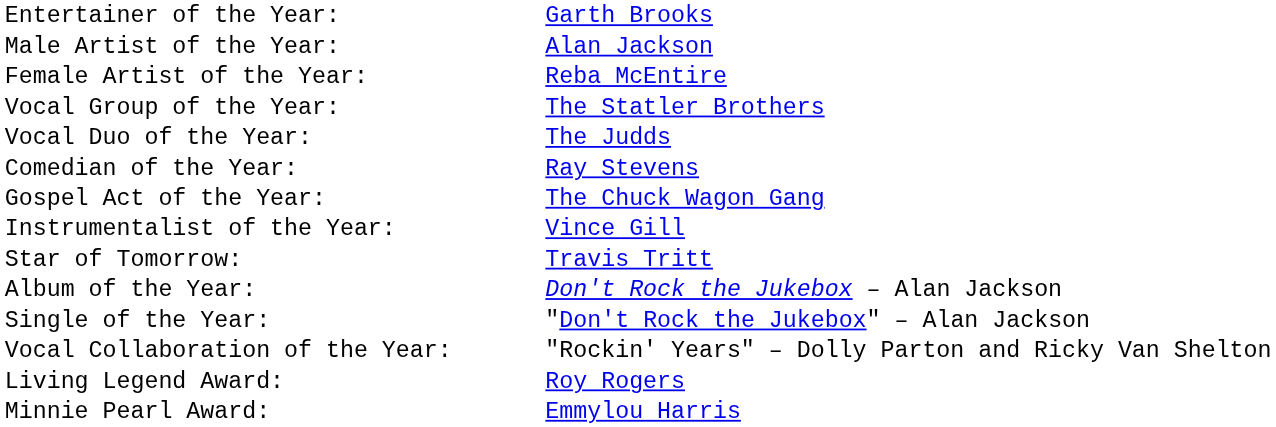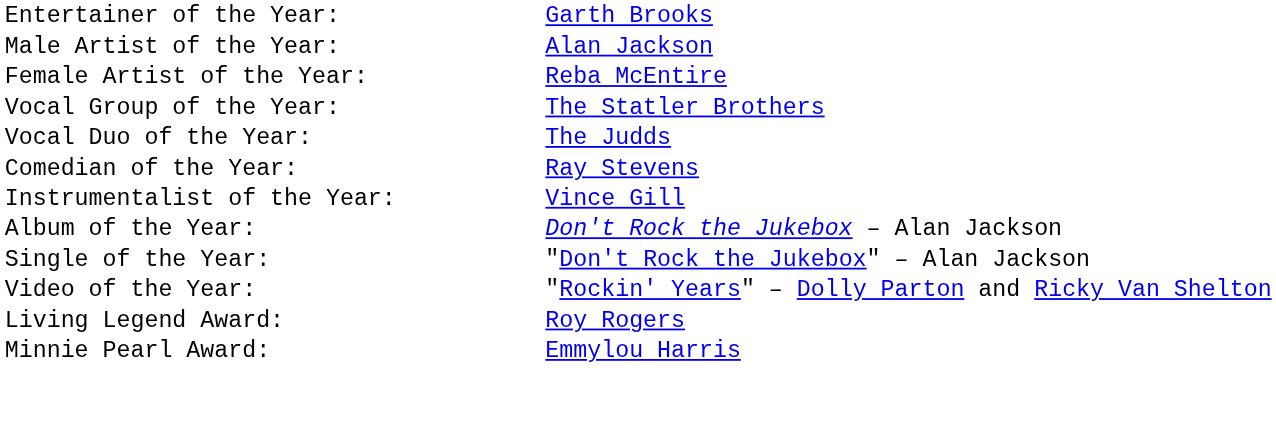- row: (165, 199)
- row: (123, 260)
+ row: (130, 290)
- row: (228, 351)
